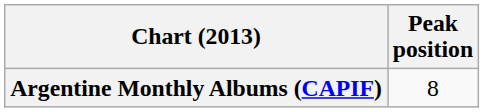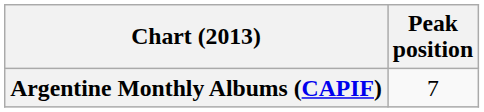(433, 87) 8 -> (433, 87) 7
